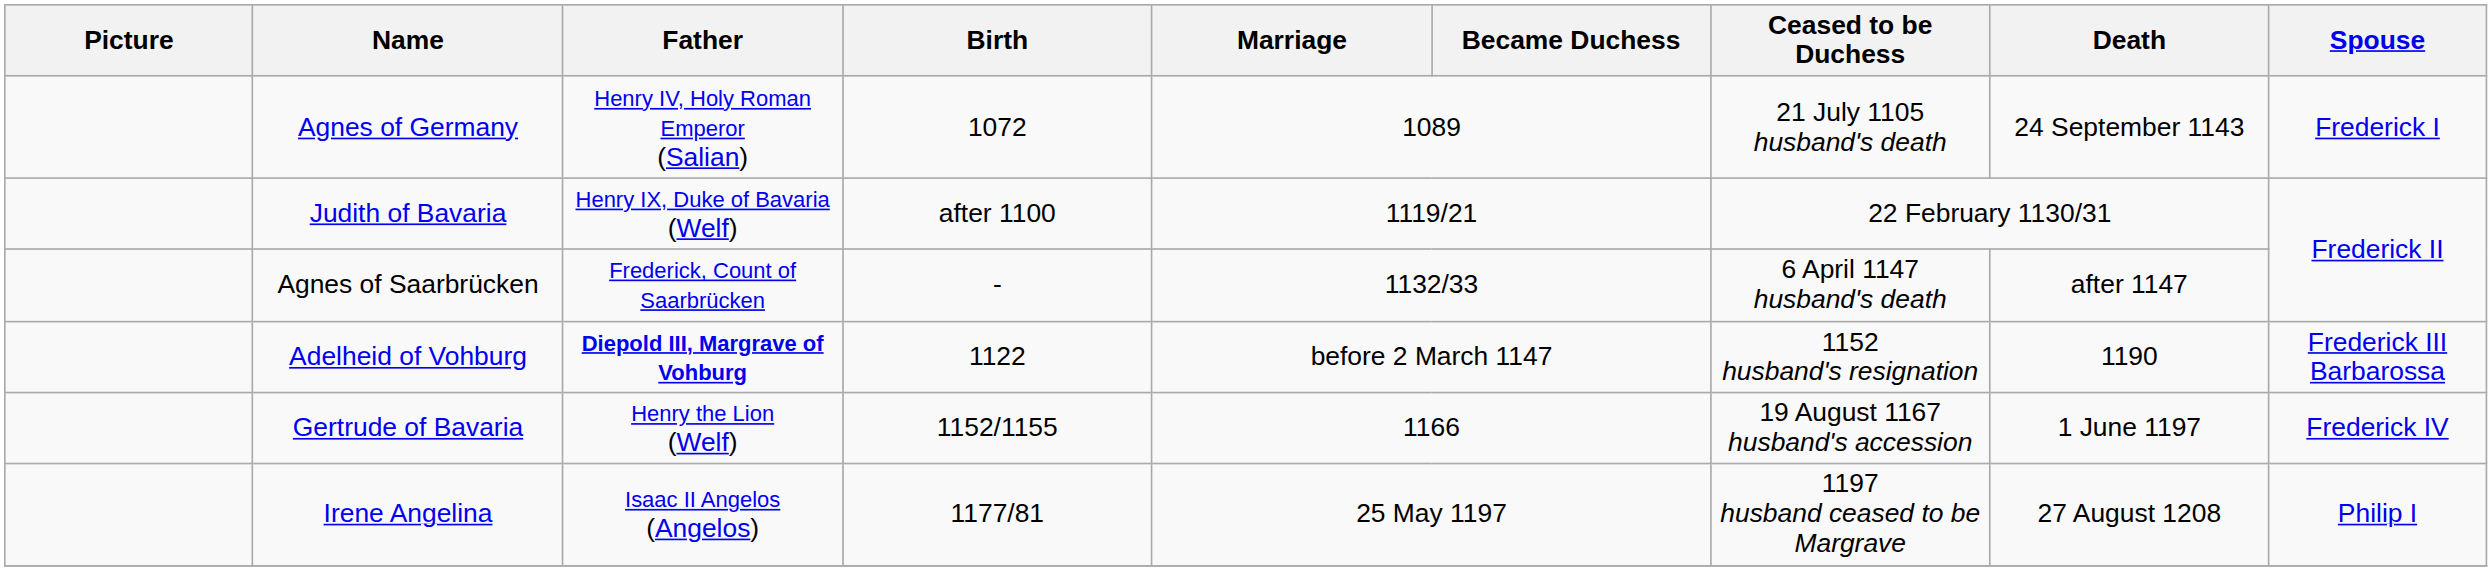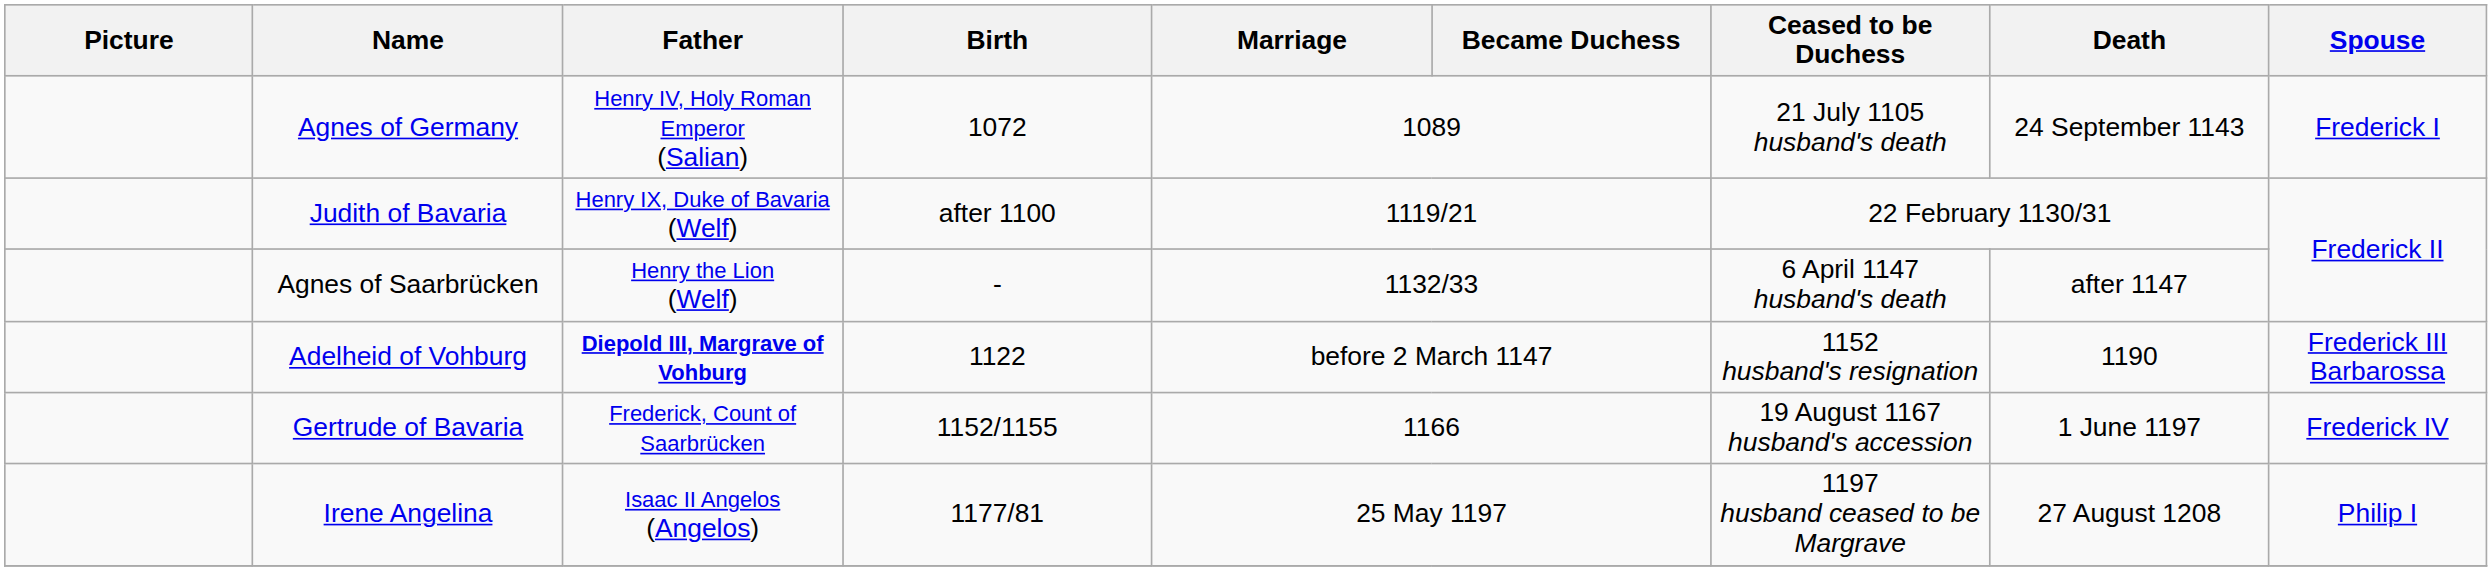(703, 286) Frederick, Count of Saarbrücken -> (703, 286) Henry the Lion (Welf)
(703, 429) Henry the Lion (Welf) -> (703, 429) Frederick, Count of Saarbrücken
